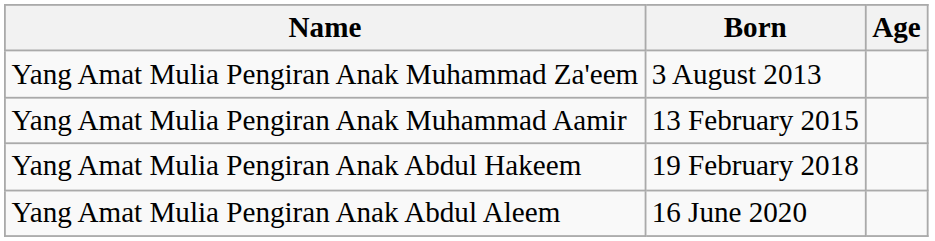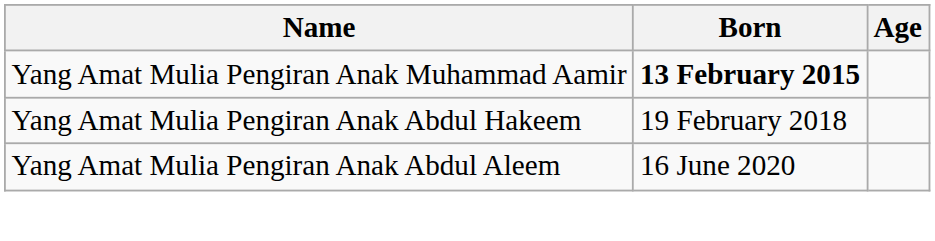- row: (325, 73)
(755, 119) normal -> (750, 73) bold
